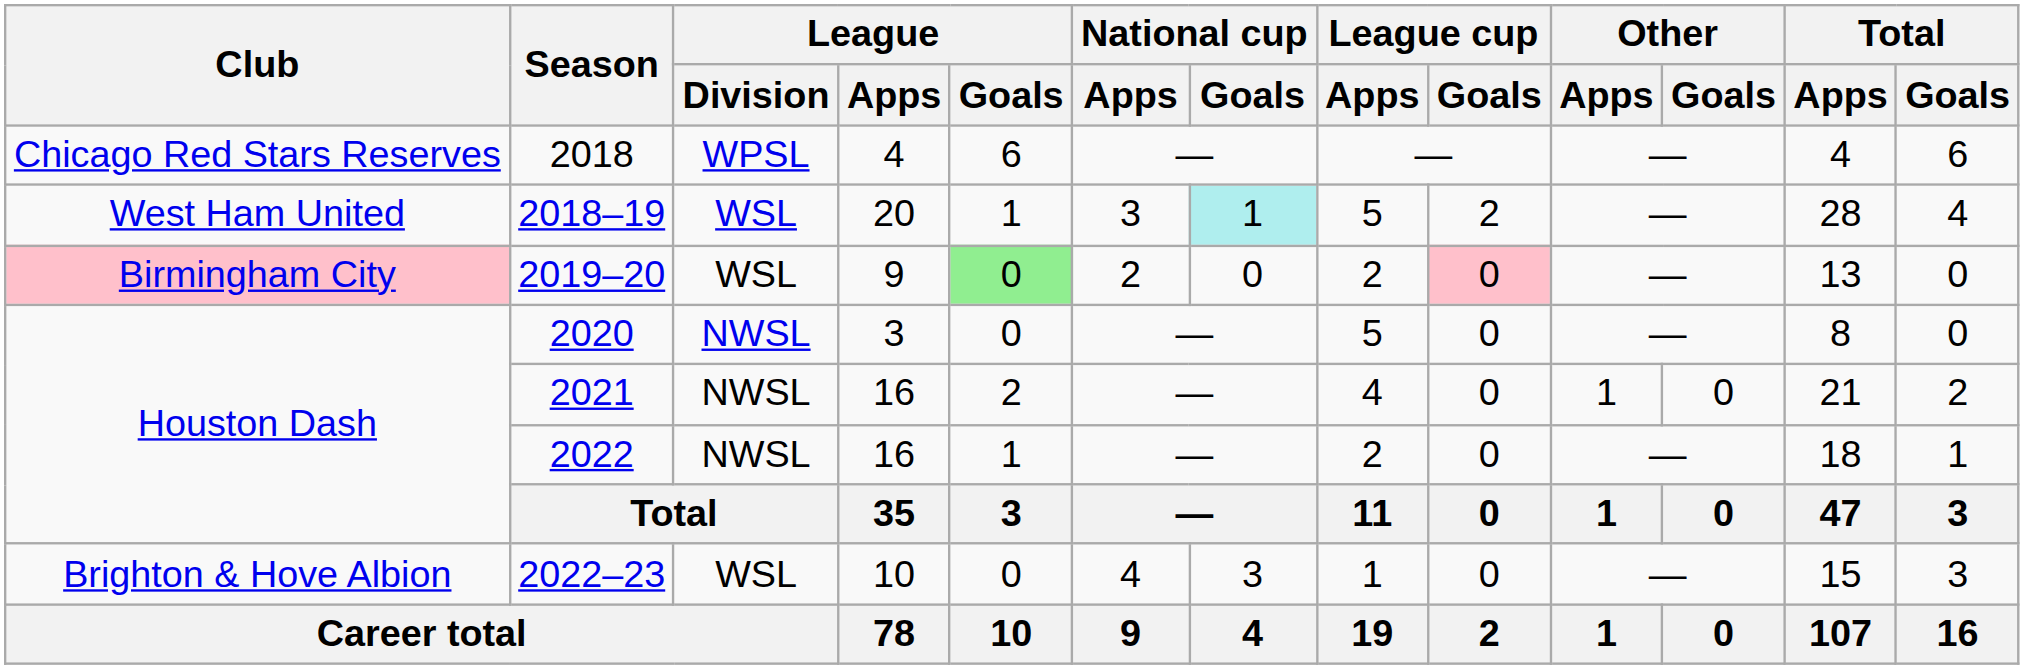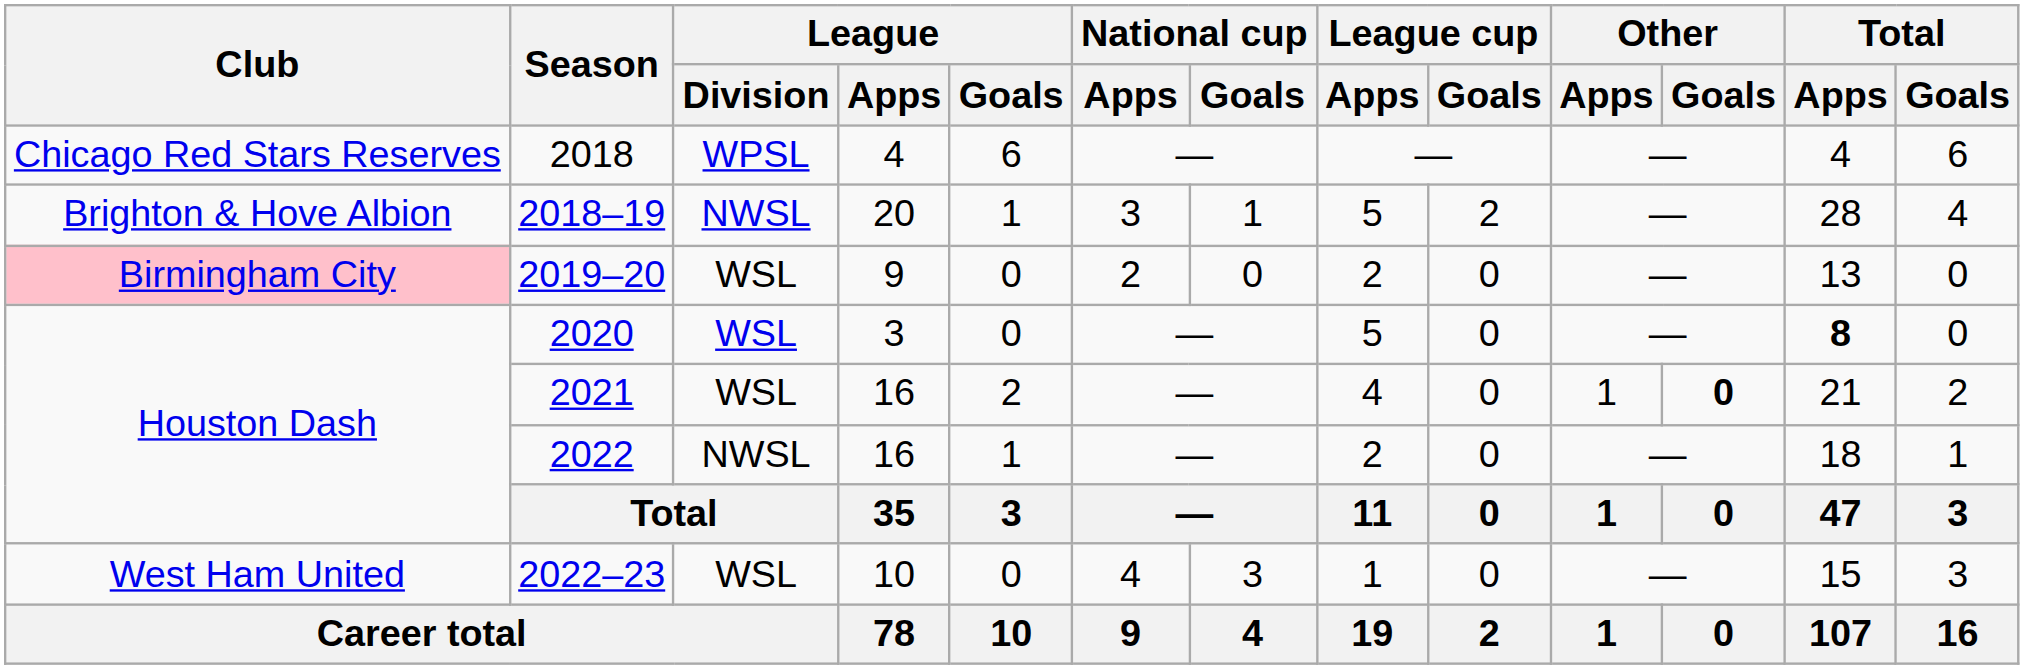(257, 214) West Ham United -> (257, 214) Brighton & Hove Albion
(756, 214) WSL -> (756, 214) NWSL
(1253, 214) paleturquoise background -> (1253, 214) no background
(1011, 273) lightgreen background -> (1011, 273) no background
(1489, 273) pink background -> (1489, 273) no background
(756, 333) NWSL -> (756, 333) WSL
(1841, 333) normal -> (1841, 333) bold
(756, 393) NWSL -> (756, 393) WSL
(1723, 393) normal -> (1723, 393) bold
(257, 573) Brighton & Hove Albion -> (257, 573) West Ham United
